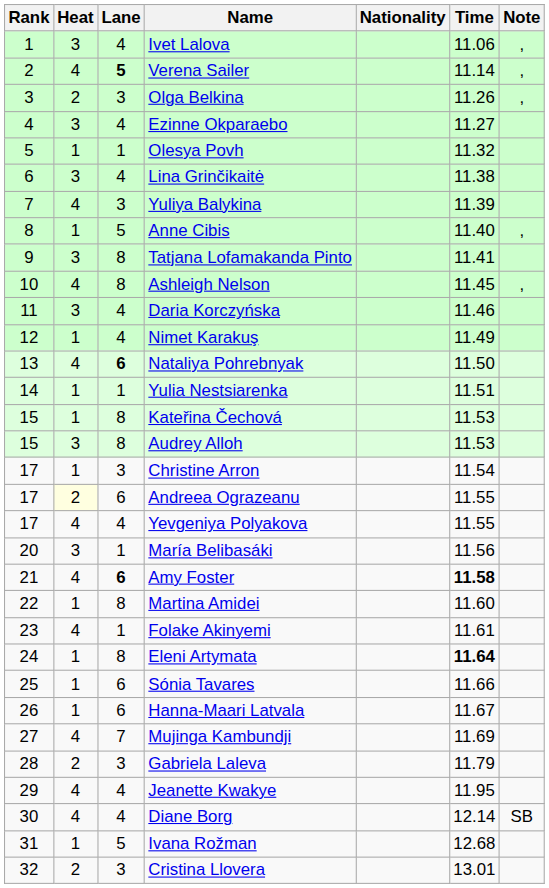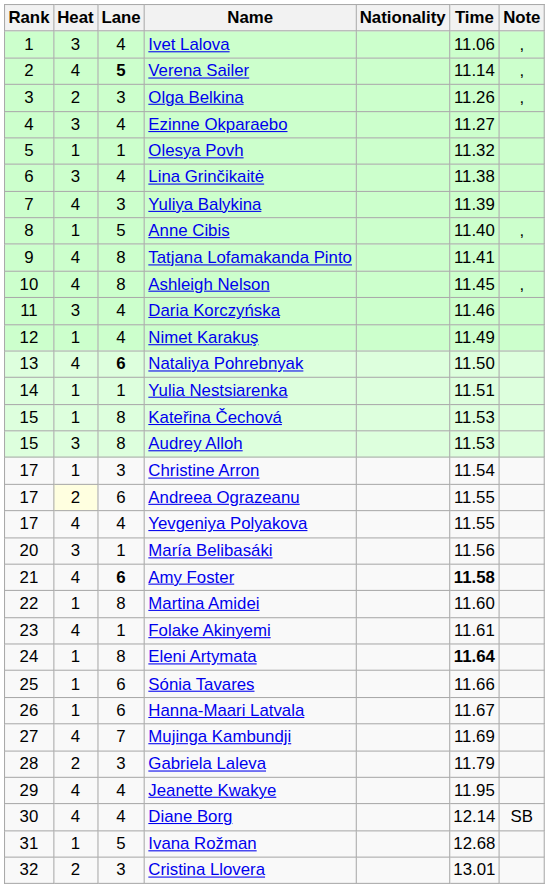(75, 257) 3 -> (75, 257) 4
